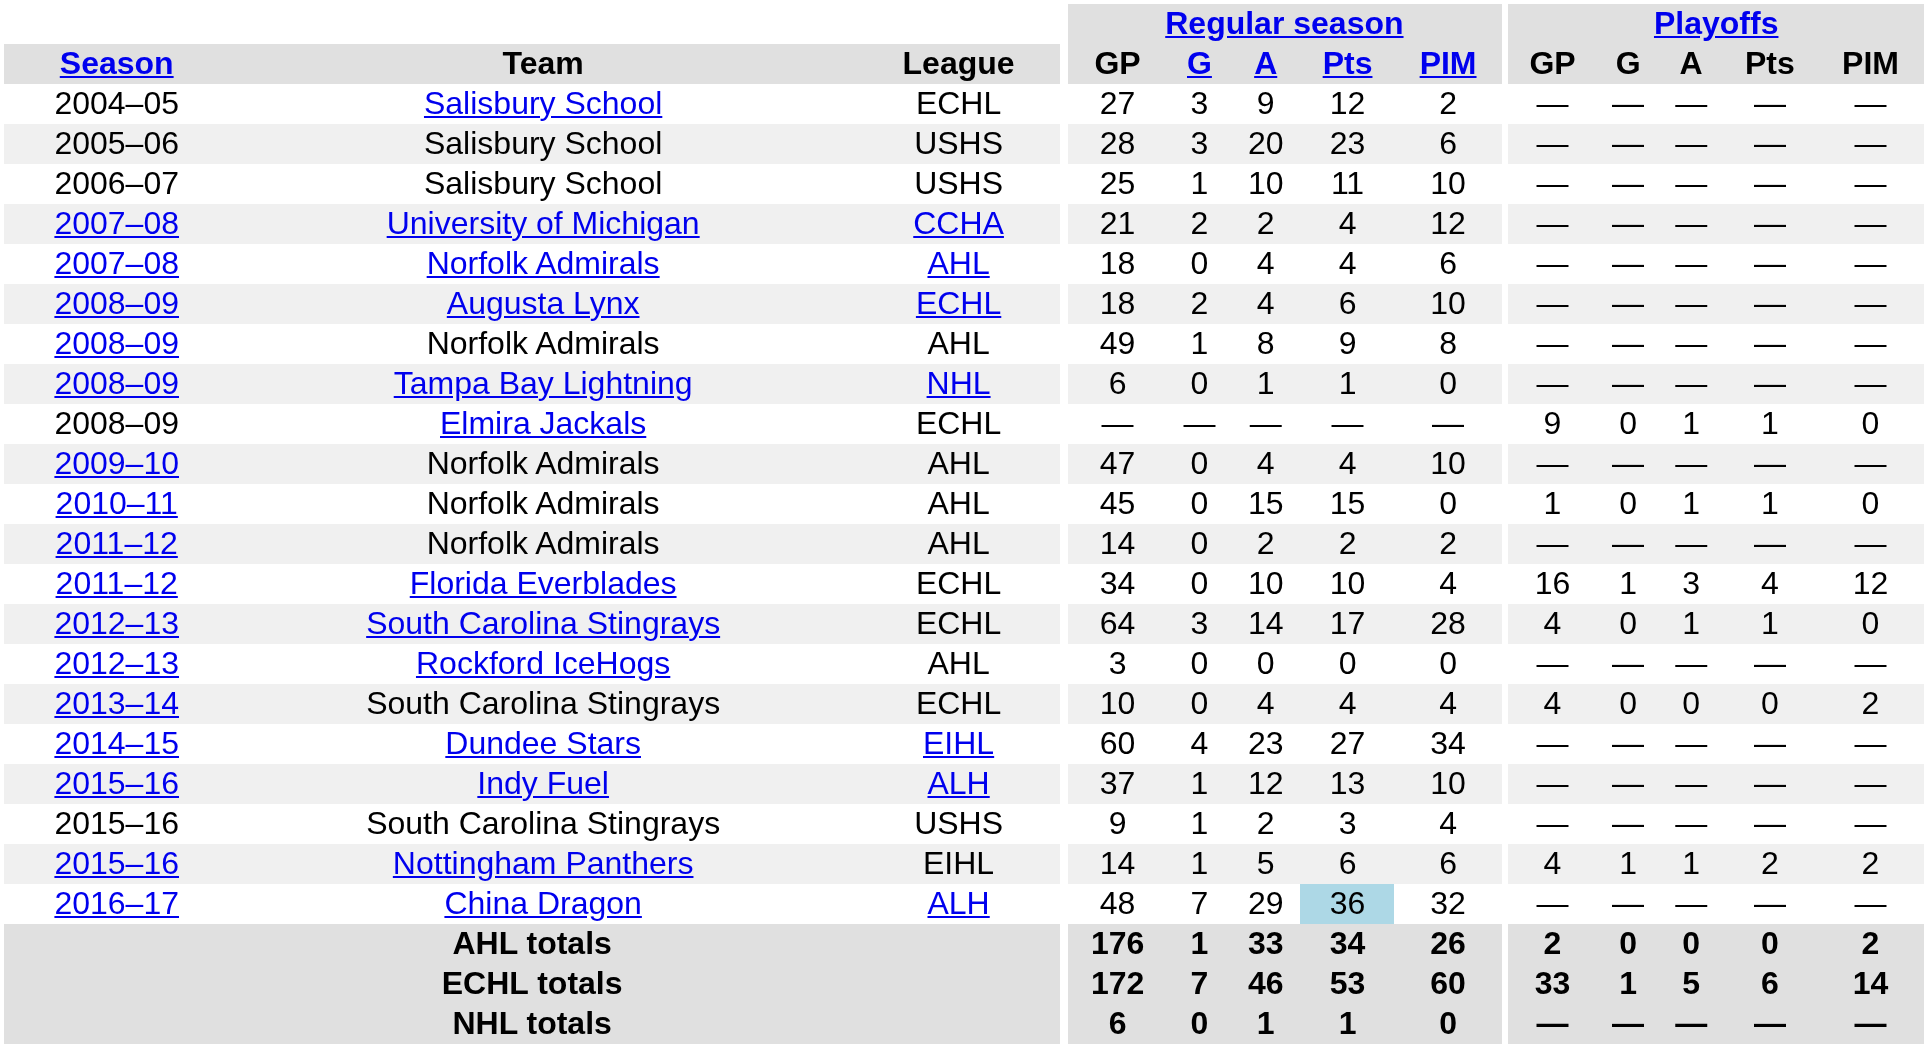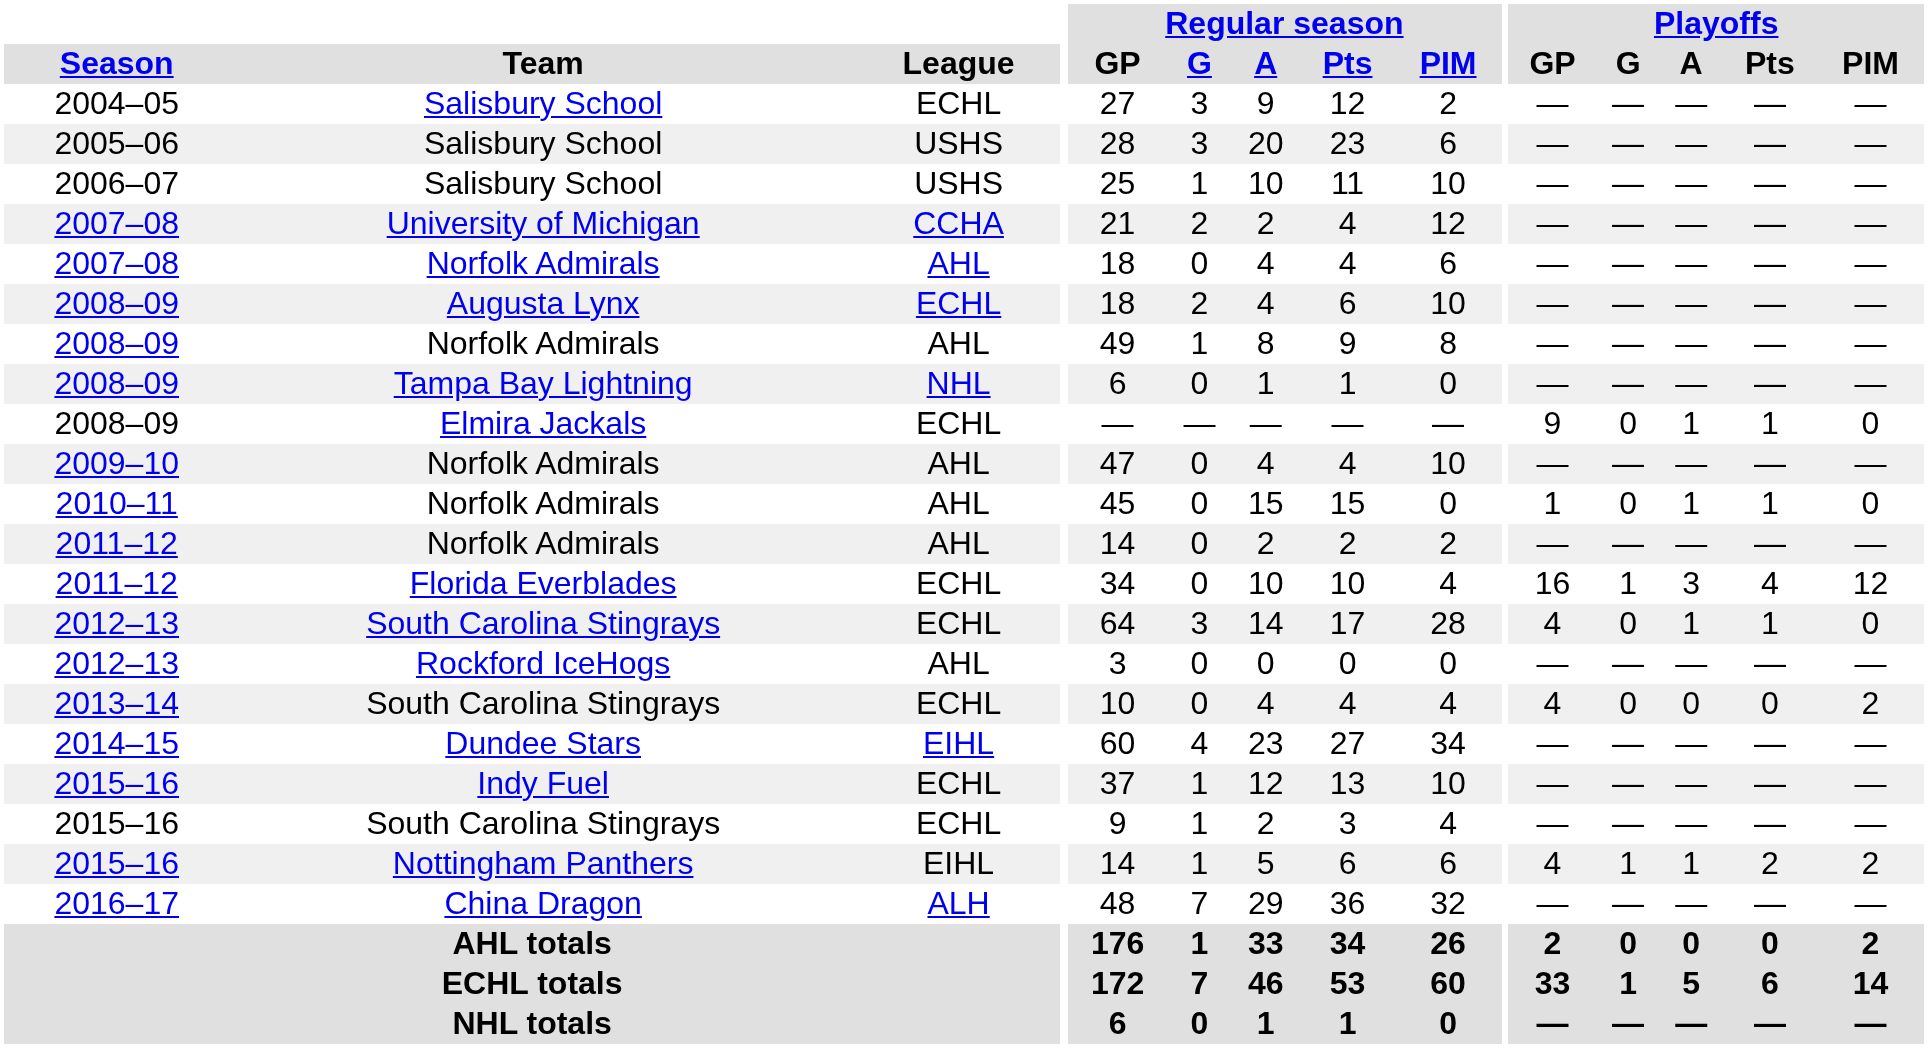(959, 783) ALH -> (959, 783) ECHL
(959, 823) USHS -> (959, 823) ECHL
(1348, 903) lightblue background -> (1348, 903) no background
